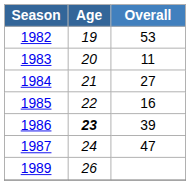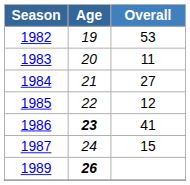(148, 103) 16 -> (148, 103) 12
(148, 125) 39 -> (148, 125) 41
(148, 147) 47 -> (148, 147) 15
(89, 169) normal -> (89, 169) bold
